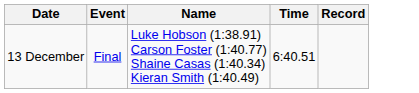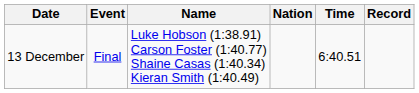+ column: (293, 14)
